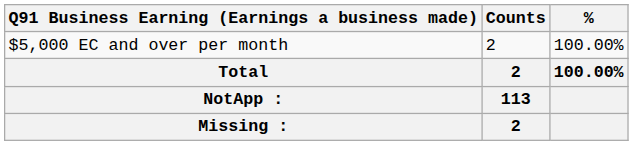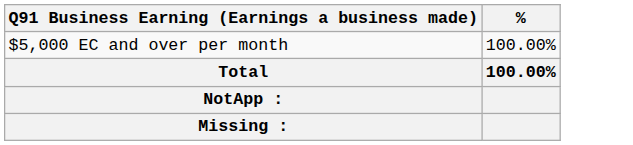- column: (516, 18)
